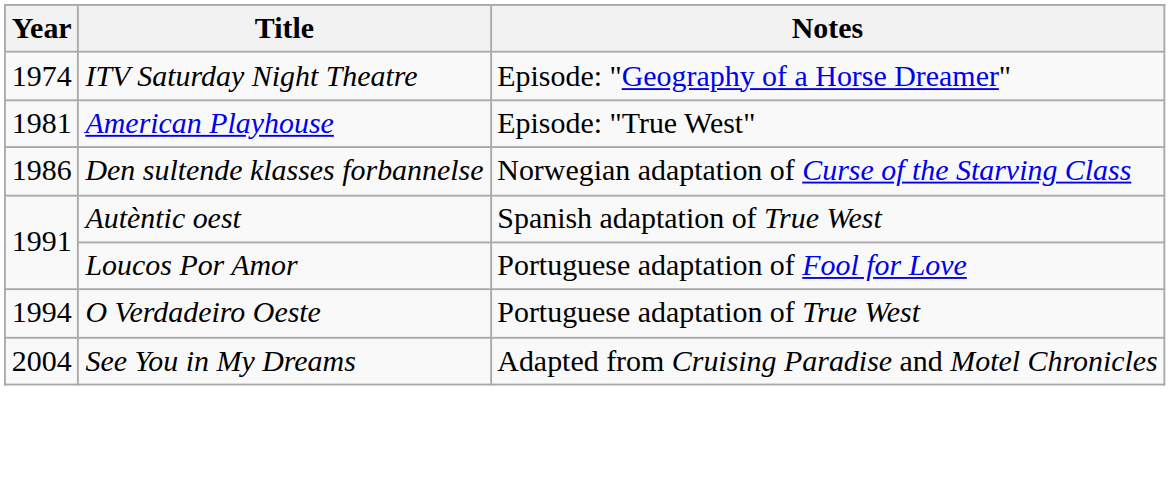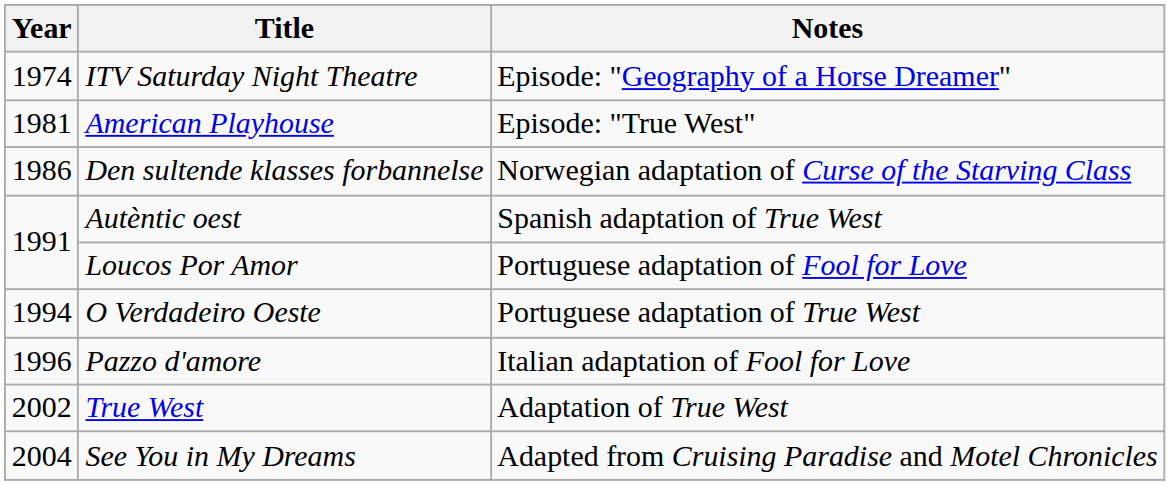+ row: (173, 360)
+ row: (144, 407)
